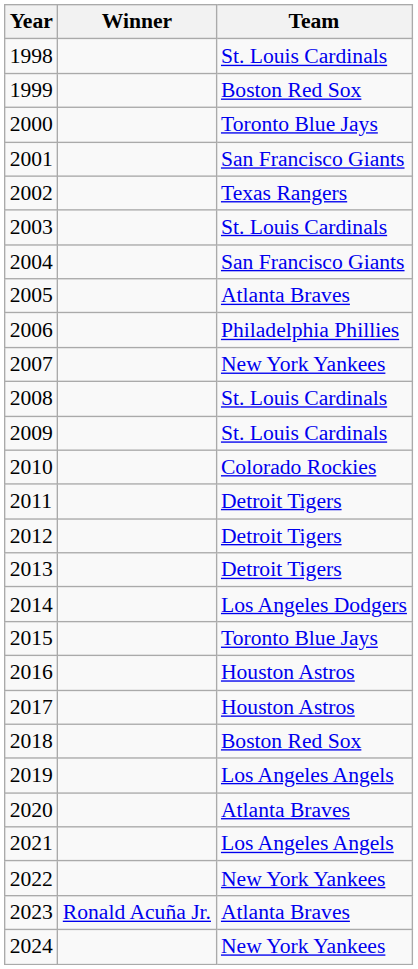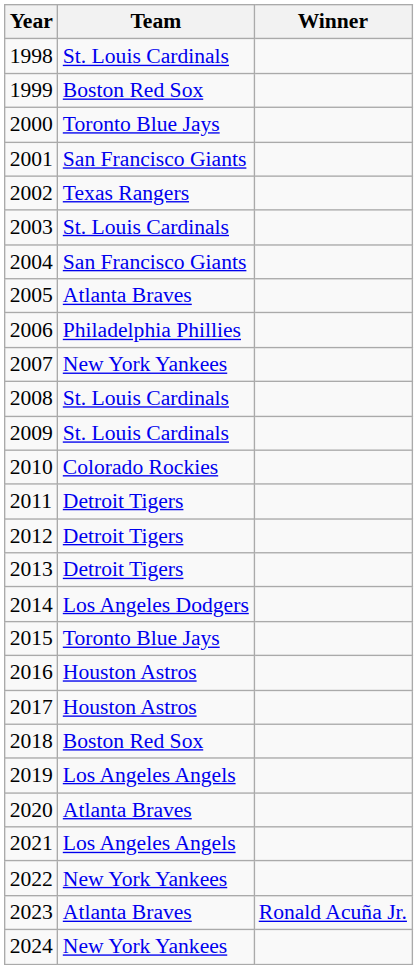columns swapped: (137, 21) <-> (314, 21)
